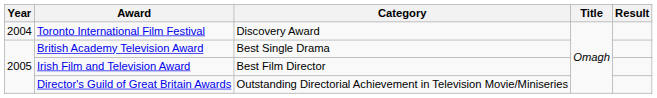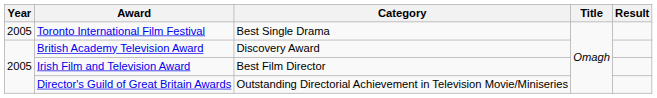(19, 31) 2004 -> (19, 31) 2005
(278, 31) Discovery Award -> (283, 31) Best Single Drama
(283, 48) Best Single Drama -> (278, 48) Discovery Award
